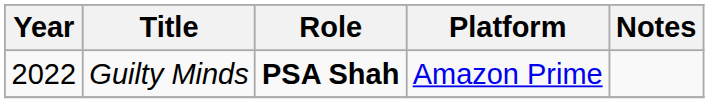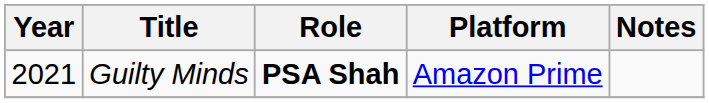(44, 73) 2022 -> (44, 73) 2021
